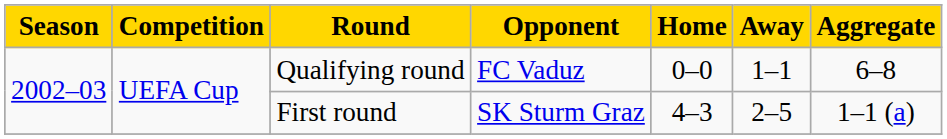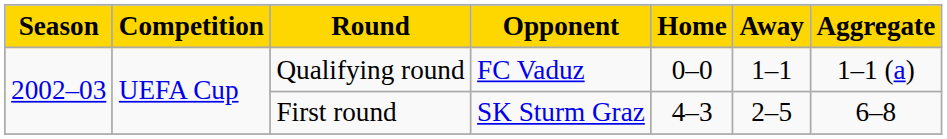(876, 69) 6–8 -> (876, 69) 1–1 (a)
(876, 112) 1–1 (a) -> (876, 112) 6–8
